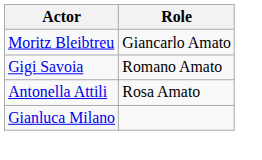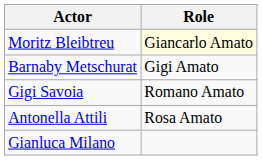(177, 42) no background -> (199, 42) lightyellow background
+ row: (73, 67)
